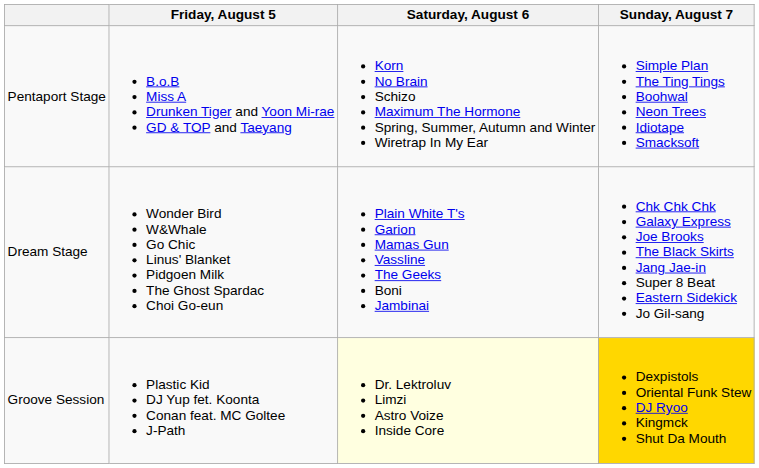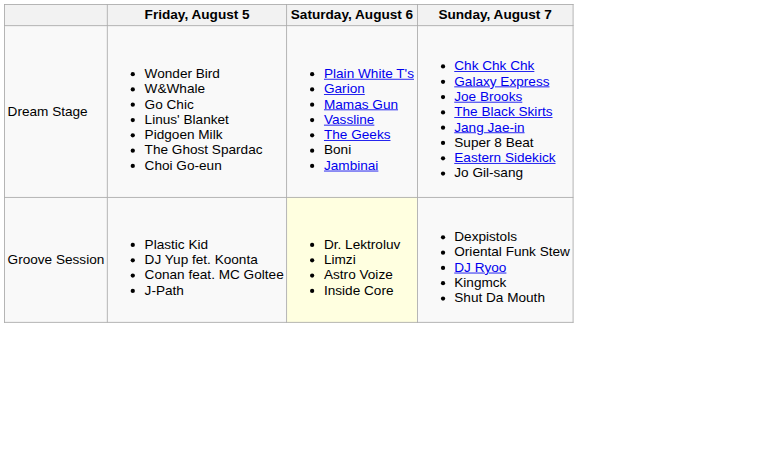- row: (57, 96)
(676, 408) gold background -> (495, 267) no background
